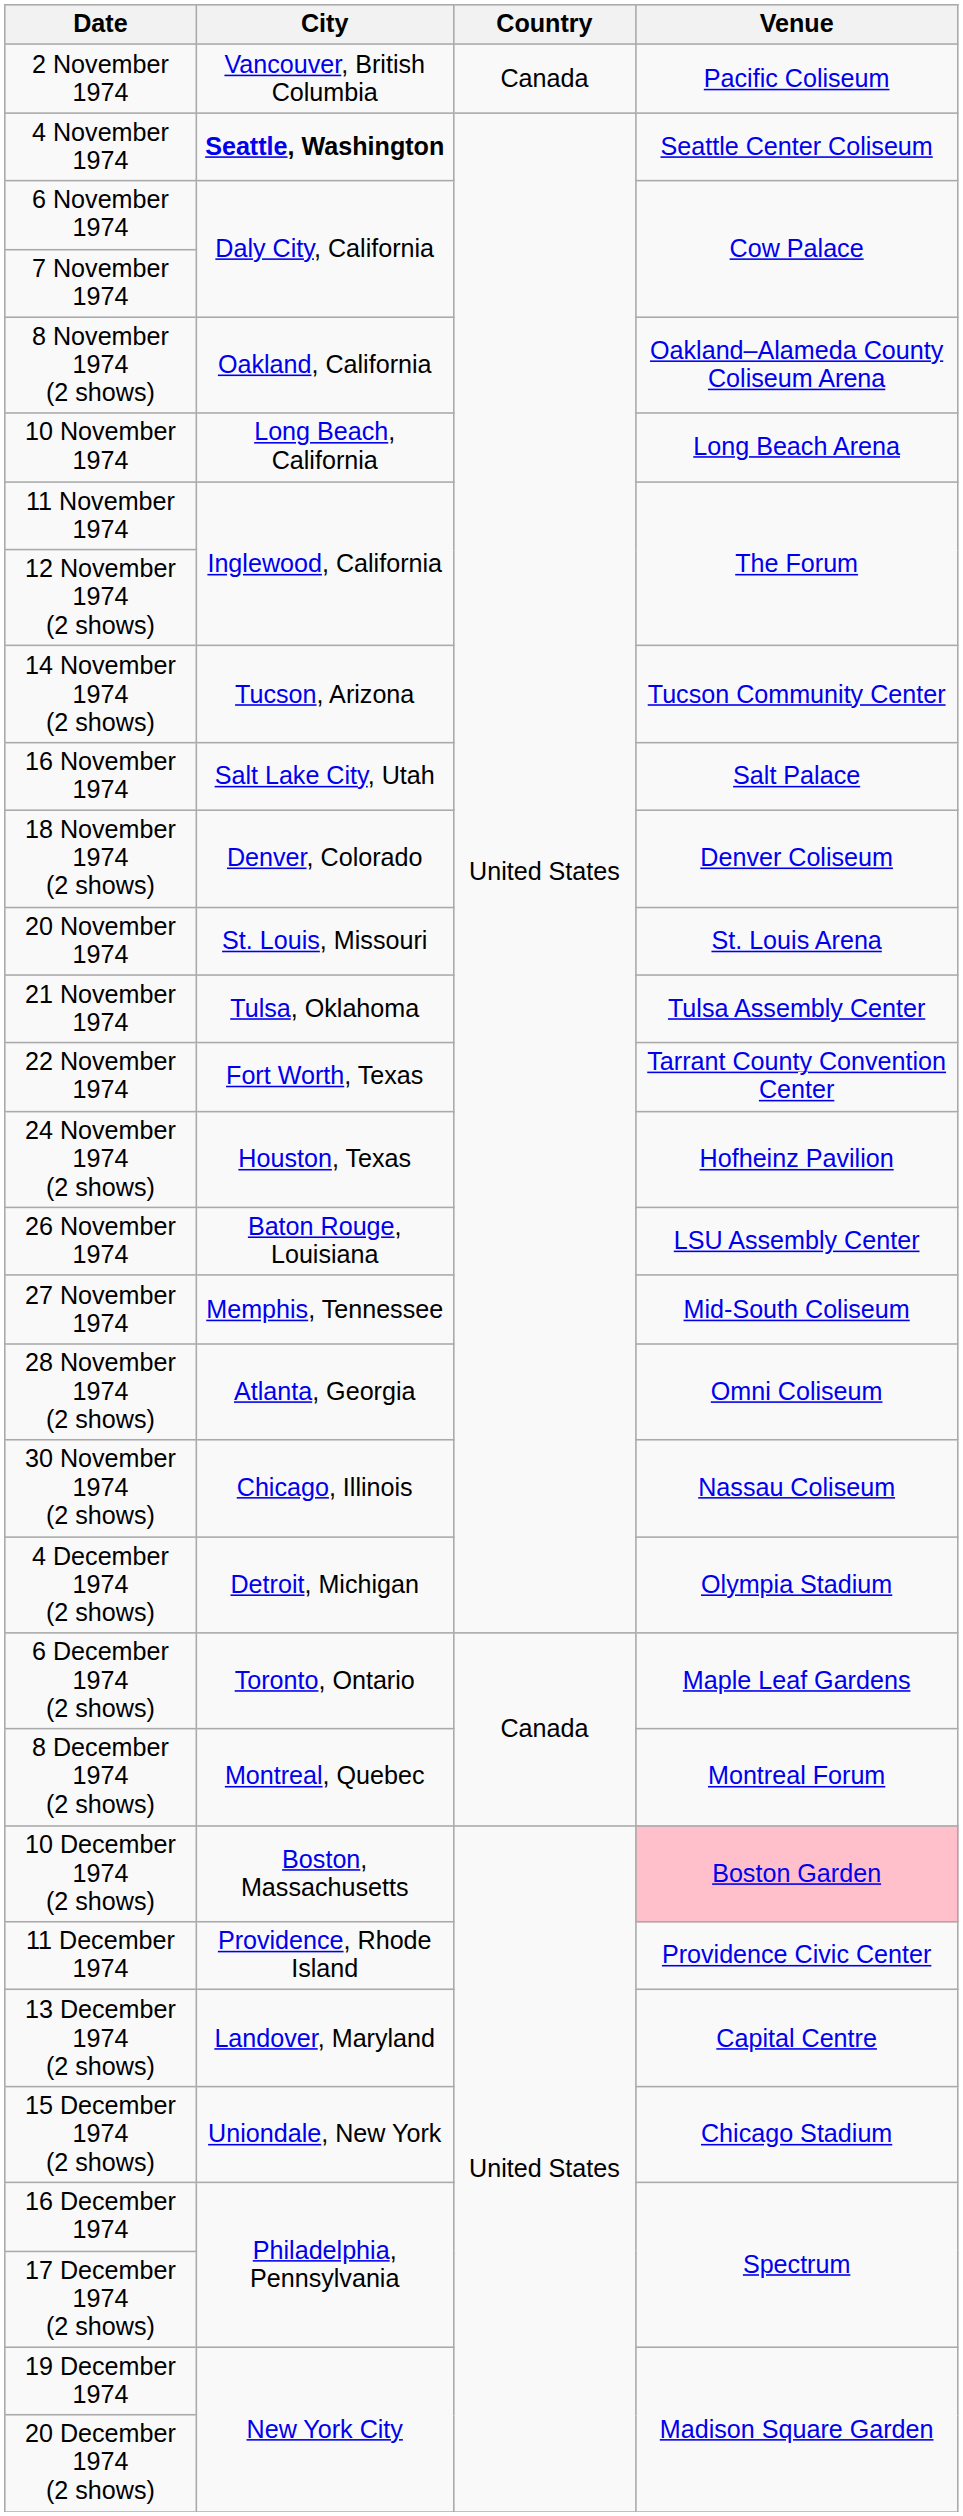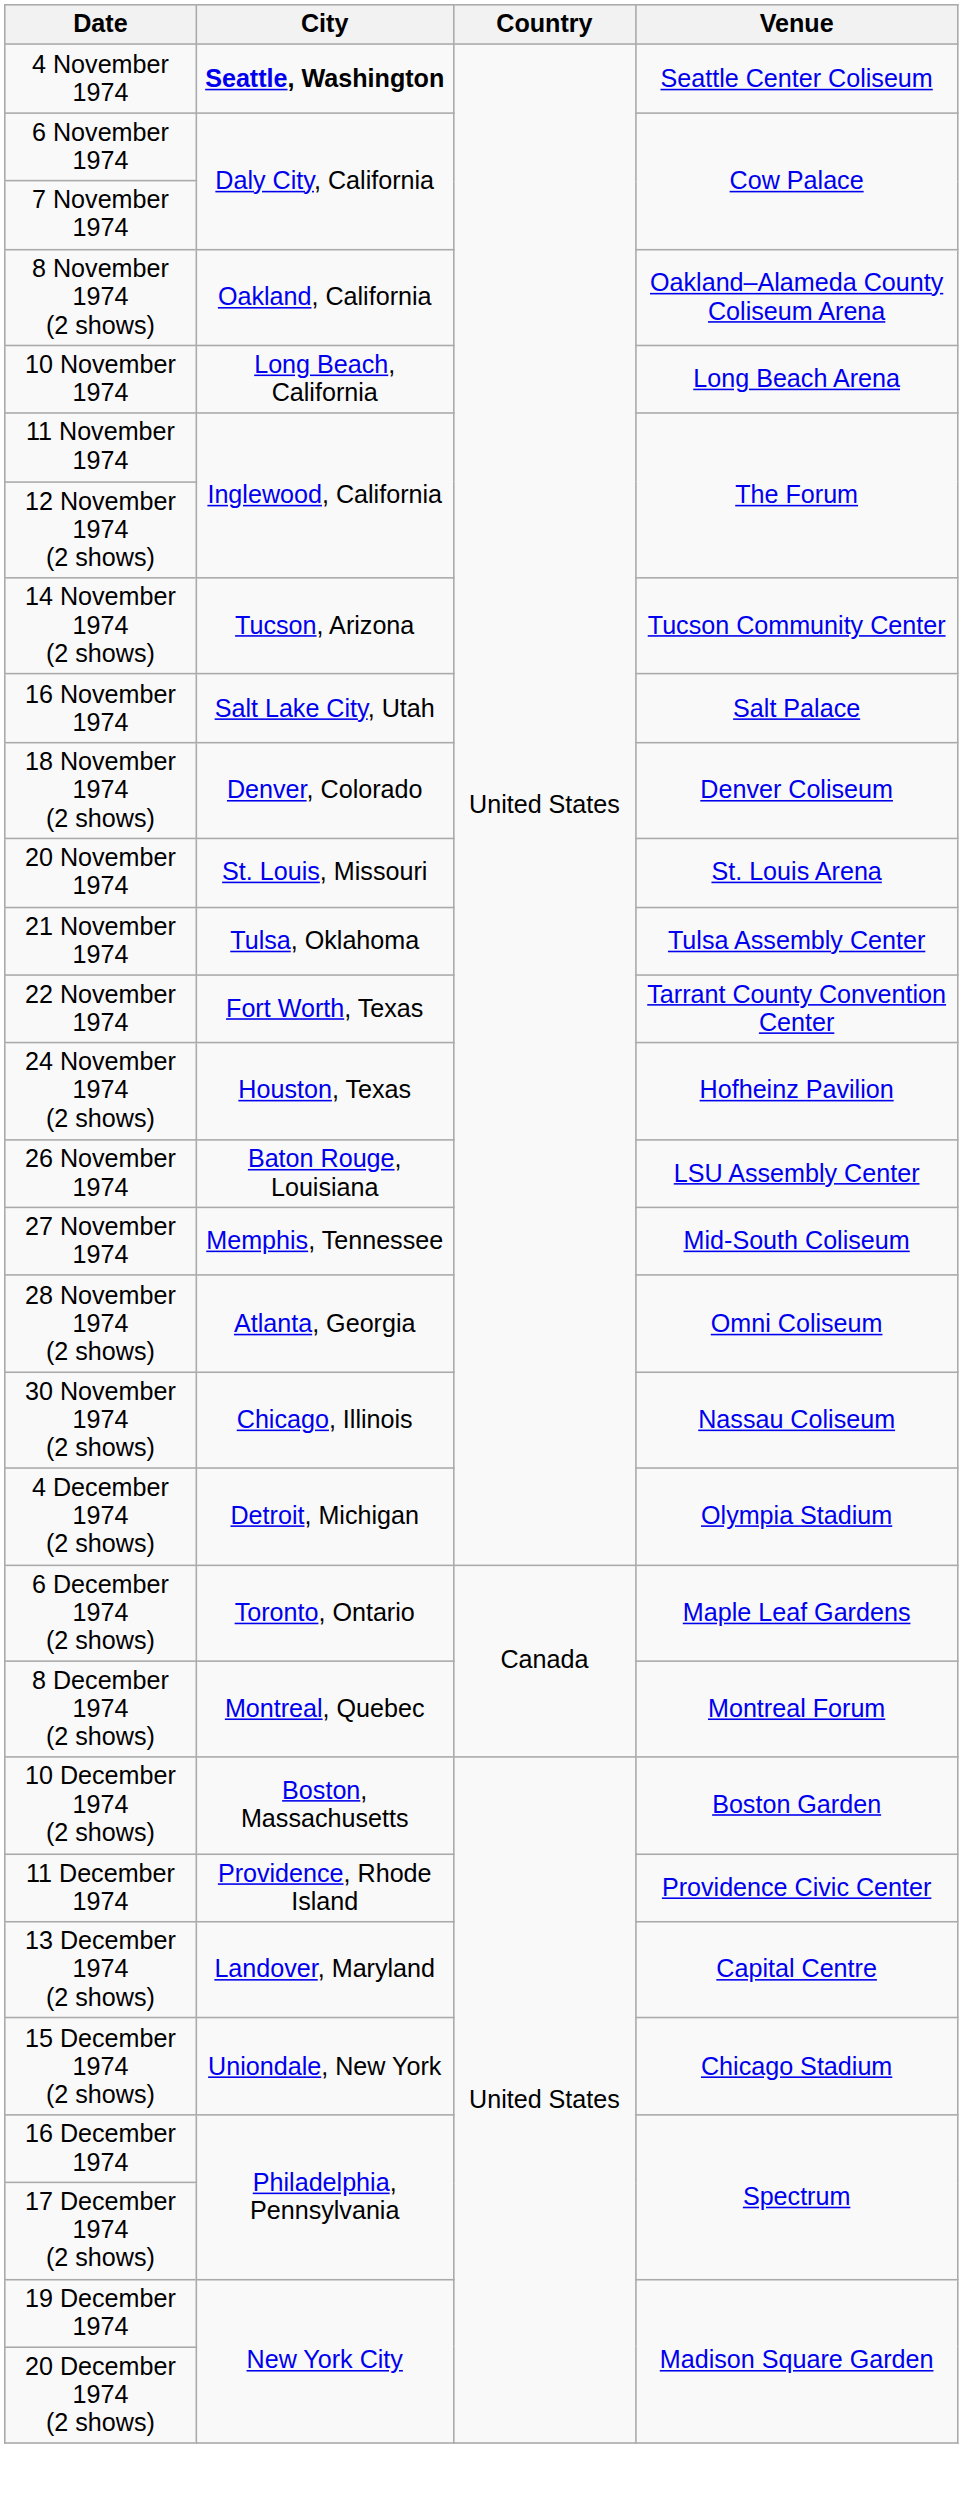- row: (100, 78)
(797, 1873) pink background -> (797, 1805) no background
